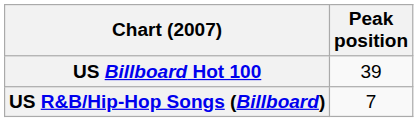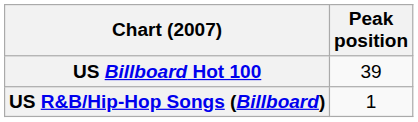(371, 101) 7 -> (371, 101) 1
